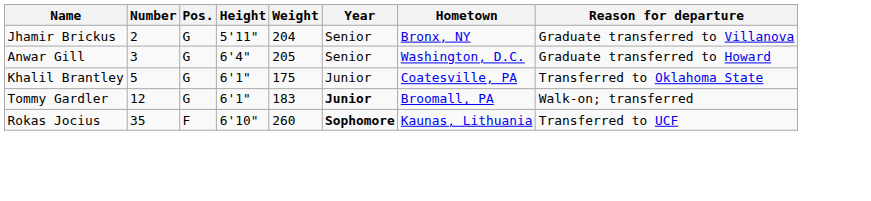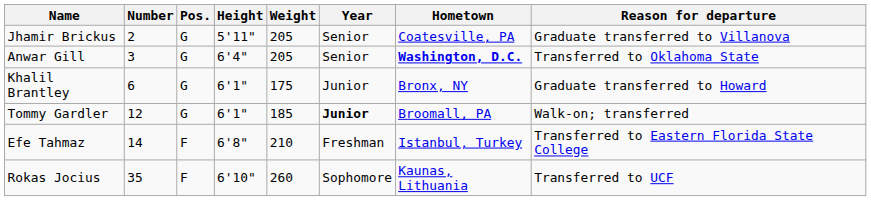(284, 36) 204 -> (281, 36) 205
(436, 36) Bronx, NY -> (456, 36) Coatesville, PA
(463, 57) normal -> (460, 57) bold
(655, 57) Graduate transferred to Howard -> (646, 57) Transferred to Oklahoma State
(134, 78) 5 -> (131, 85) 6
(459, 78) Coatesville, PA -> (433, 85) Bronx, NY
(651, 78) Transferred to Oklahoma State -> (650, 85) Graduate transferred to Howard
(284, 99) 183 -> (281, 114) 185
+ row: (46, 142)
(360, 120) bold -> (357, 178) normal
